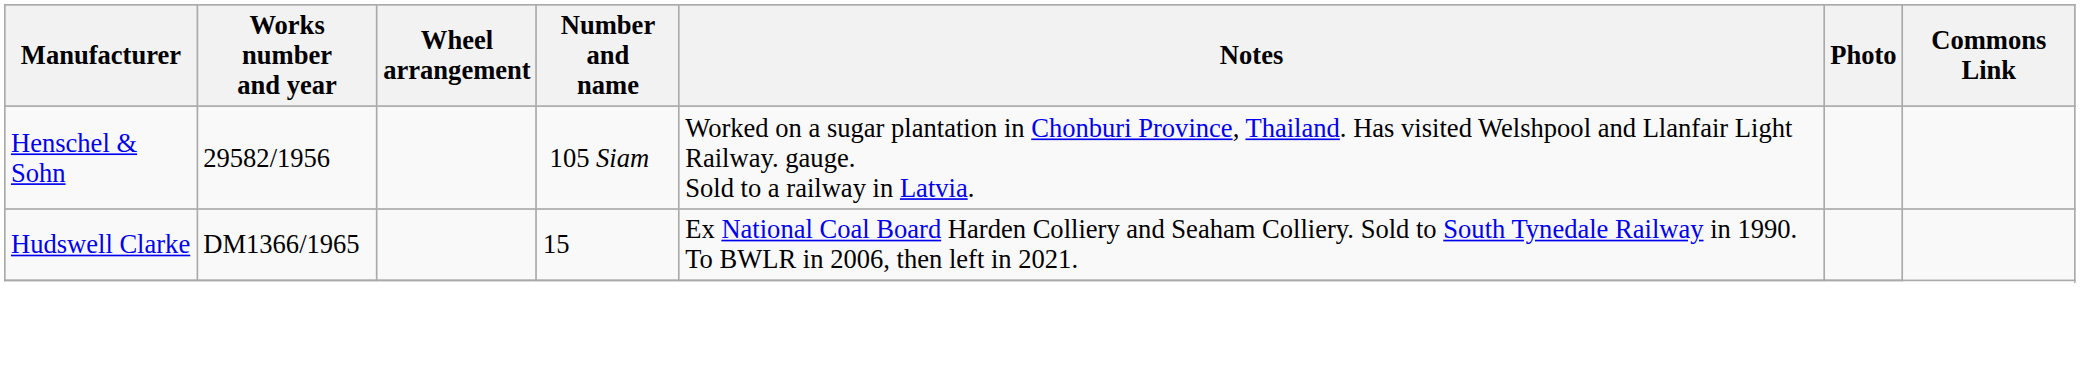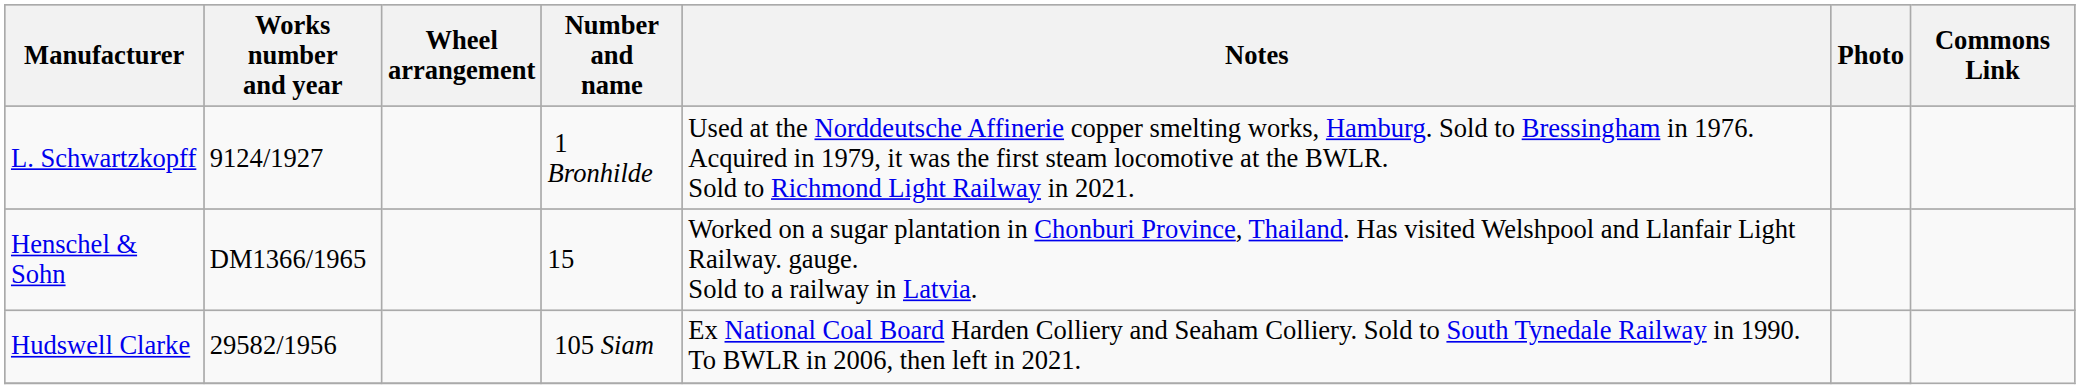+ row: (104, 157)
(267, 157) 29582/1956 -> (288, 259) DM1366/1965
(596, 157) 105 Siam -> (561, 259) 15
(281, 244) DM1366/1965 -> (273, 346) 29582/1956
(556, 244) 15 -> (601, 346) 105 Siam
